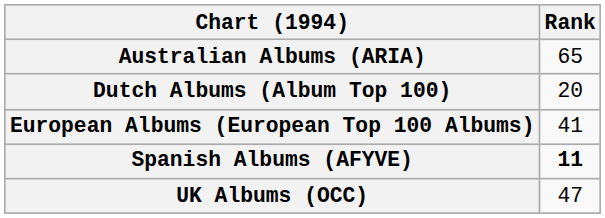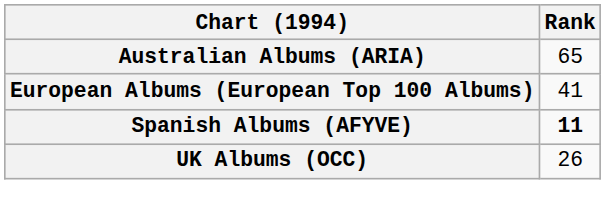- row: (272, 92)
(570, 196) 47 -> (570, 161) 26
